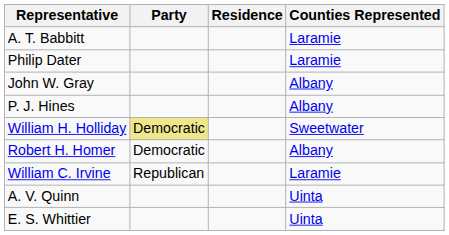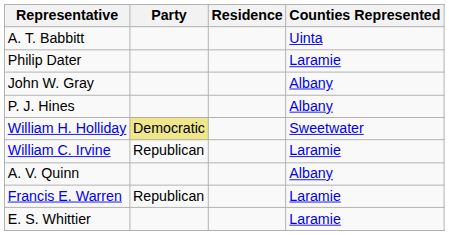(315, 38) Laramie -> (306, 38) Uinta
- row: (62, 151)
(306, 196) Uinta -> (311, 173) Albany
+ row: (65, 196)
(306, 219) Uinta -> (315, 219) Laramie
